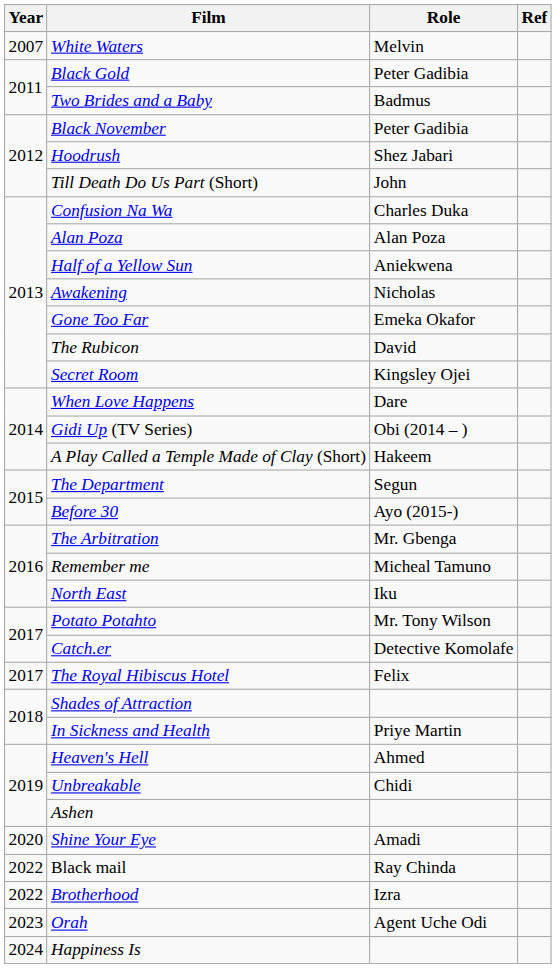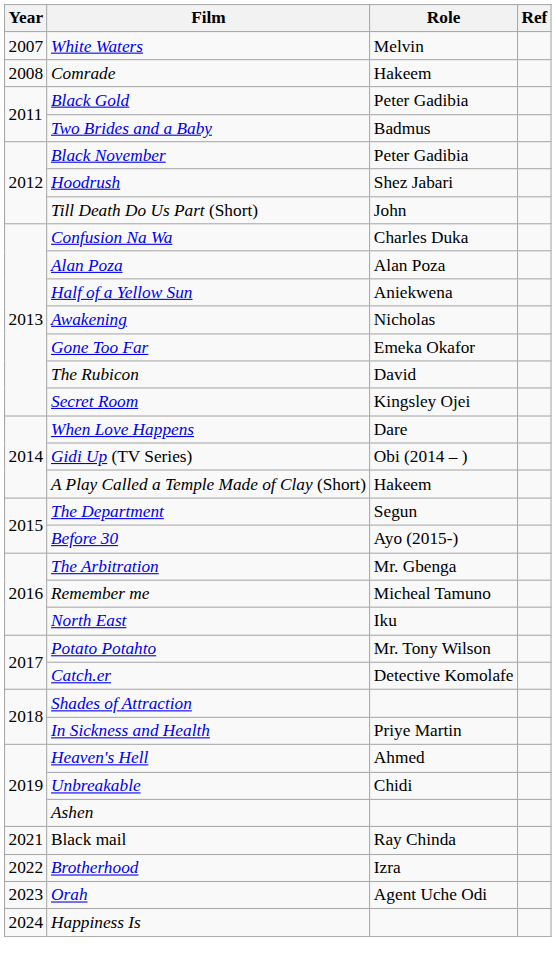+ row: (83, 73)
- row: (140, 675)
- row: (104, 840)
(26, 867) 2022 -> (26, 840) 2021
